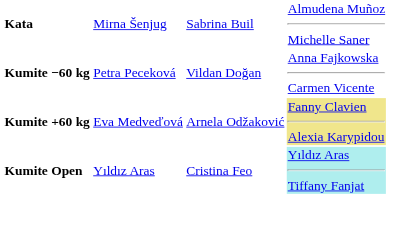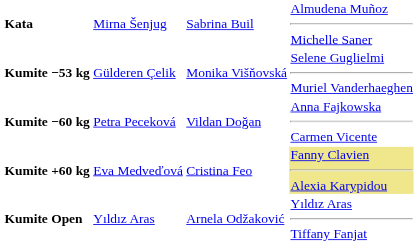+ row: (47, 72)
(235, 121) Arnela Odžaković -> (219, 170) Cristina Feo
(219, 170) Cristina Feo -> (235, 219) Arnela Odžaković
(336, 170) paleturquoise background -> (352, 219) no background
